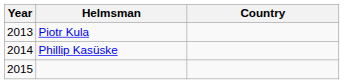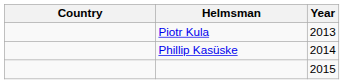columns swapped: (20, 13) <-> (263, 13)
